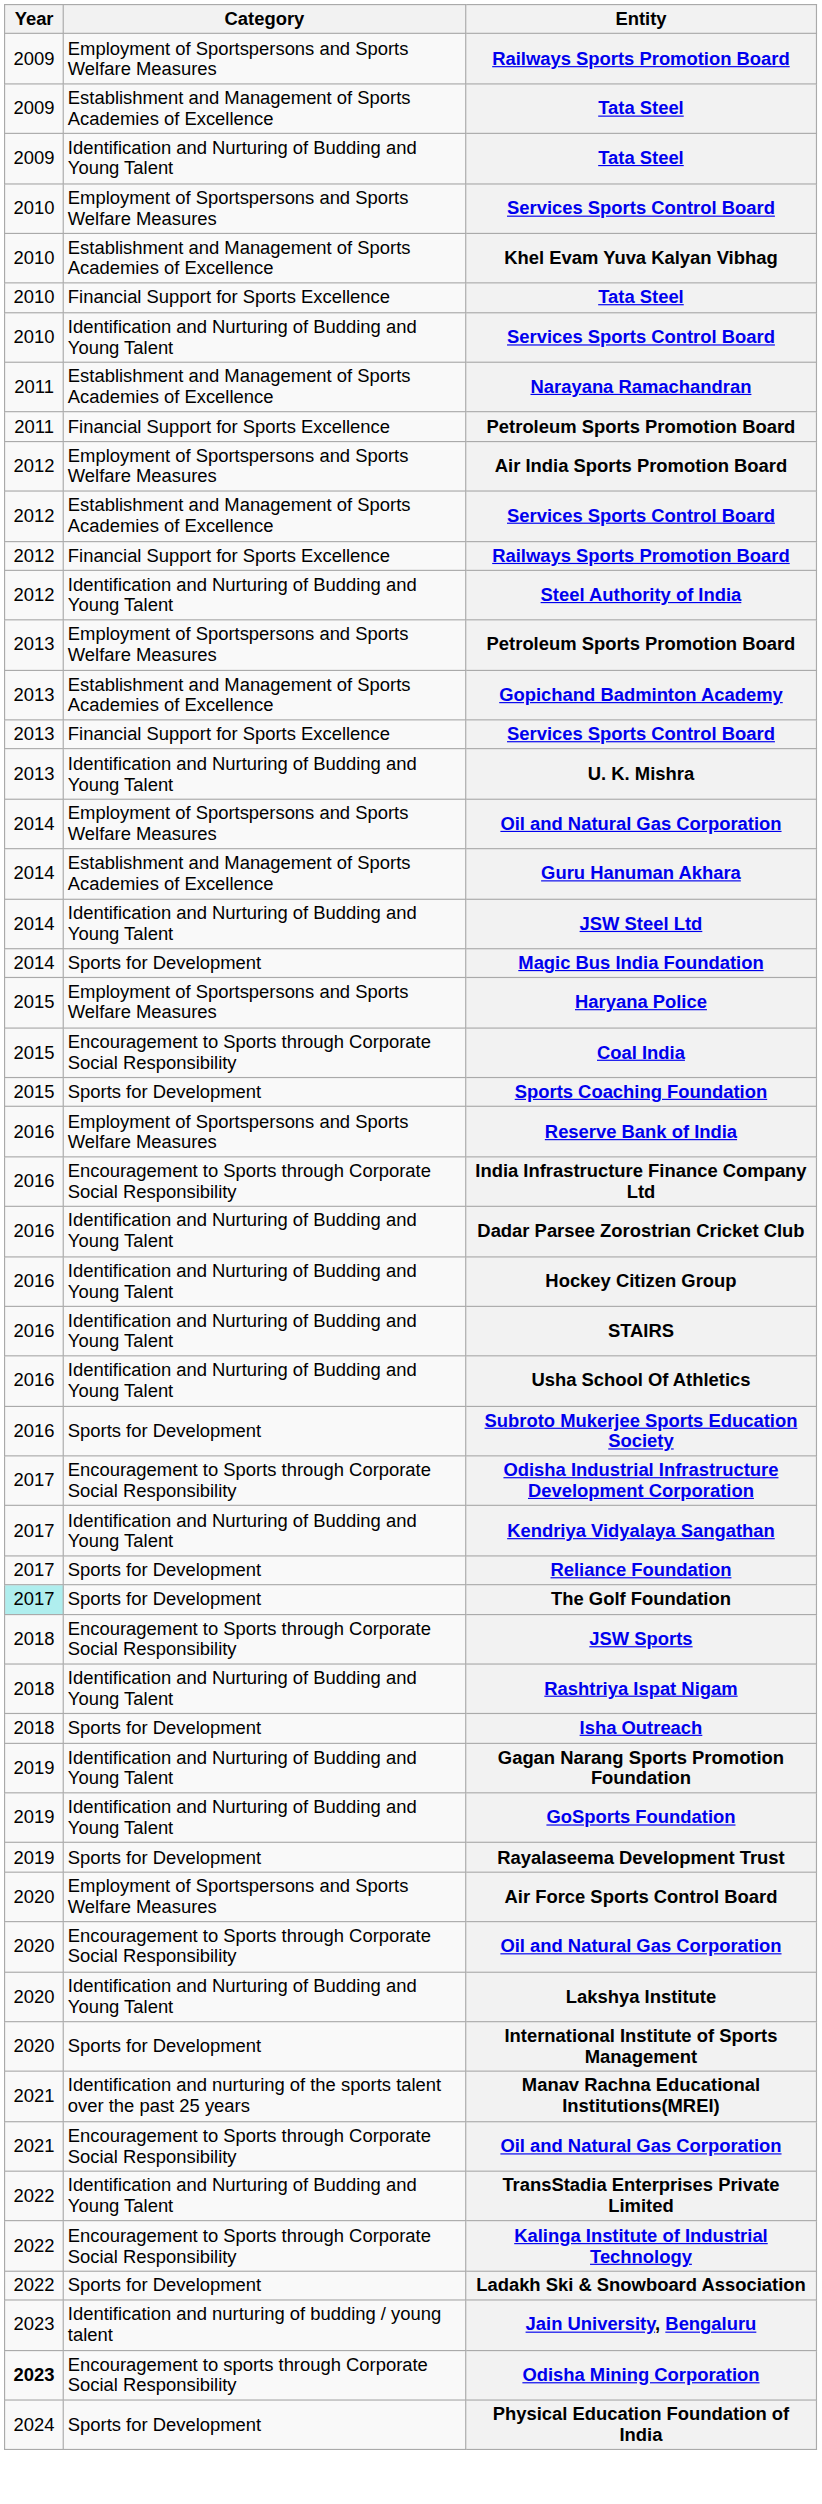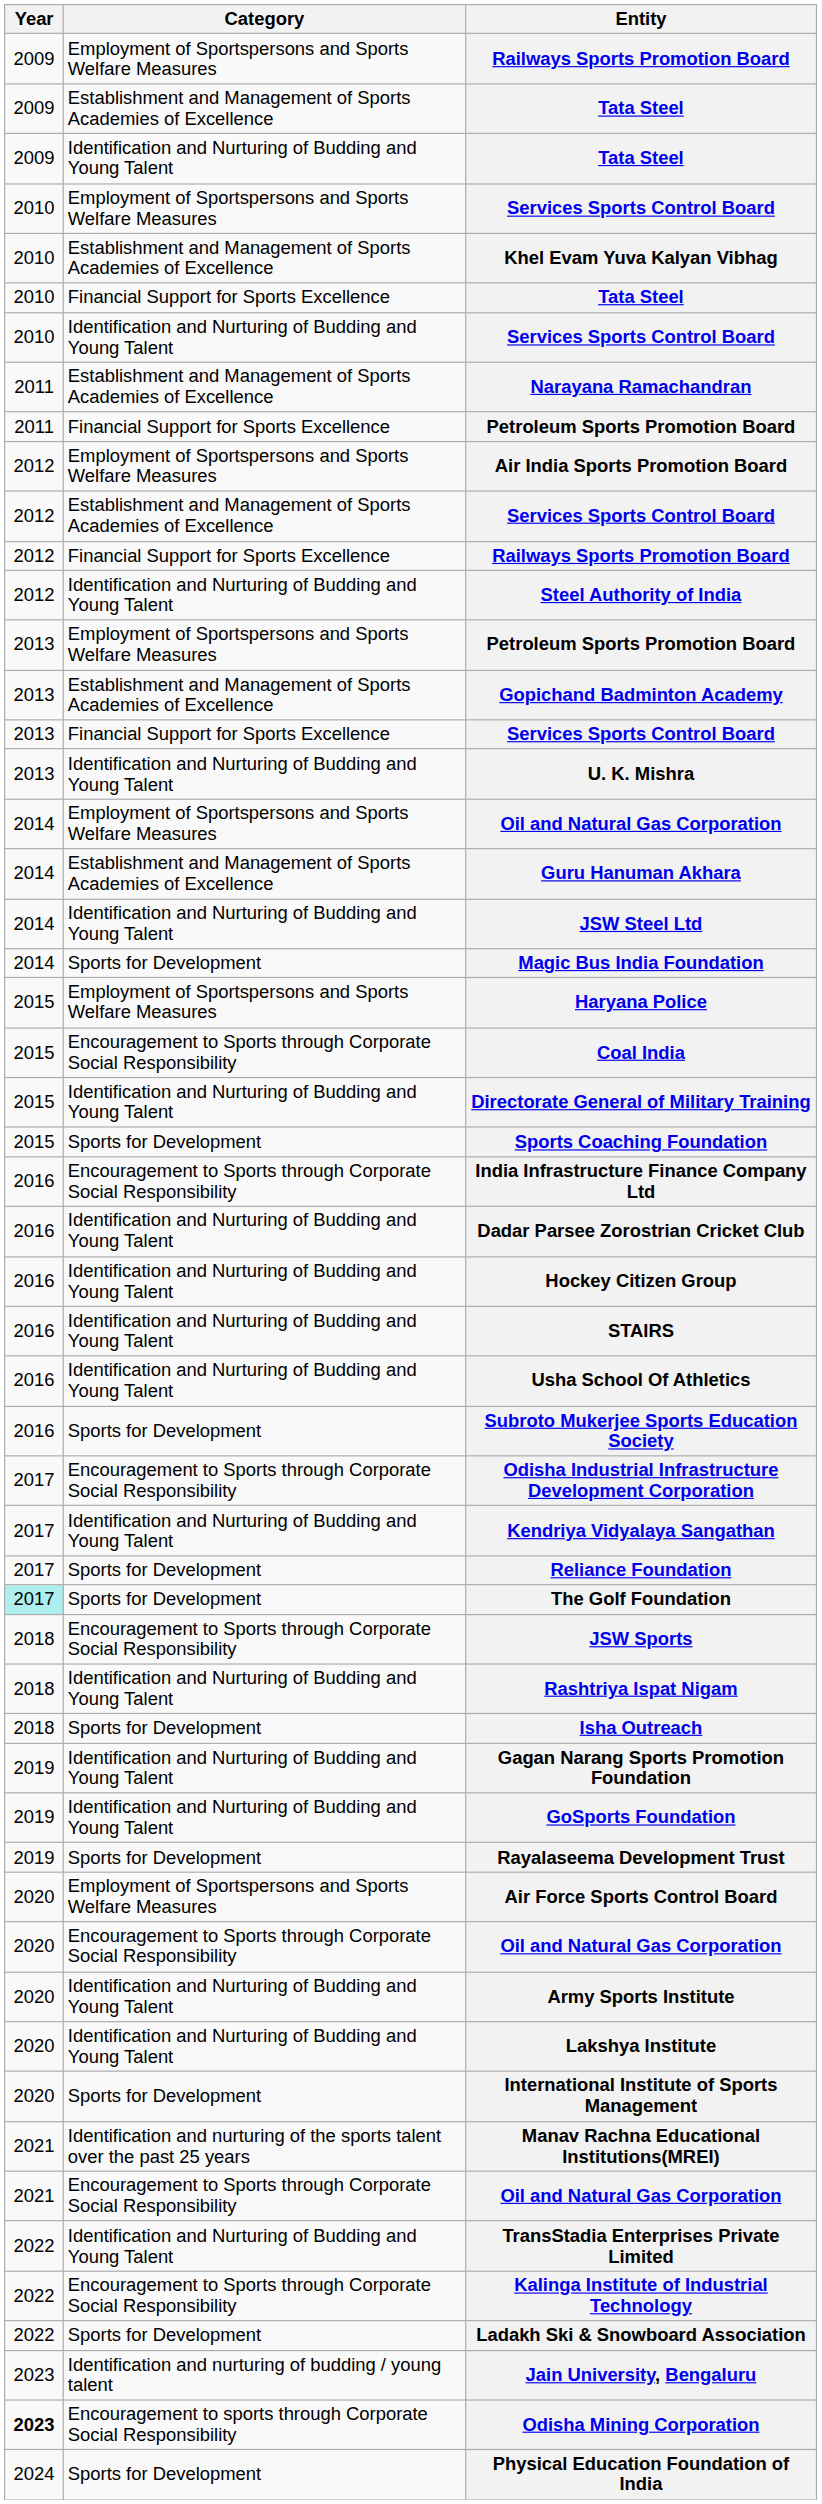+ row: (242, 1102)
- row: (238, 1131)
+ row: (242, 1996)
